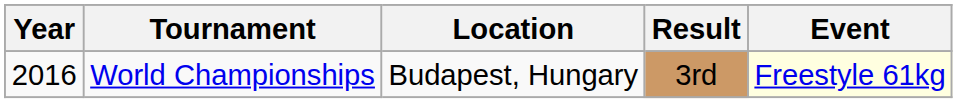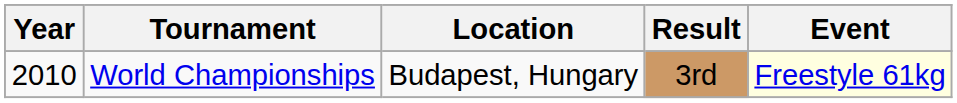(44, 74) 2016 -> (44, 74) 2010
